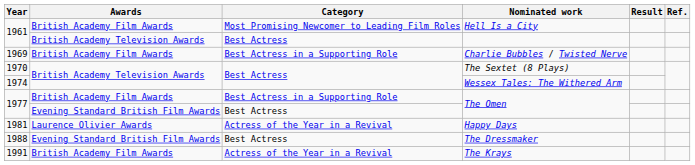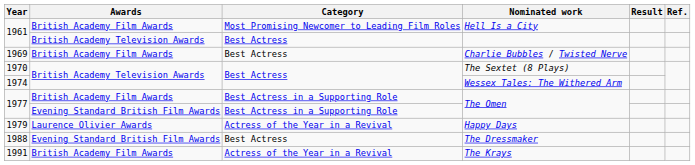(311, 54) Best Actress in a Supporting Role -> (256, 54) Best Actress
(256, 111) Best Actress -> (311, 111) Best Actress in a Supporting Role
(17, 125) 1981 -> (17, 125) 1979
